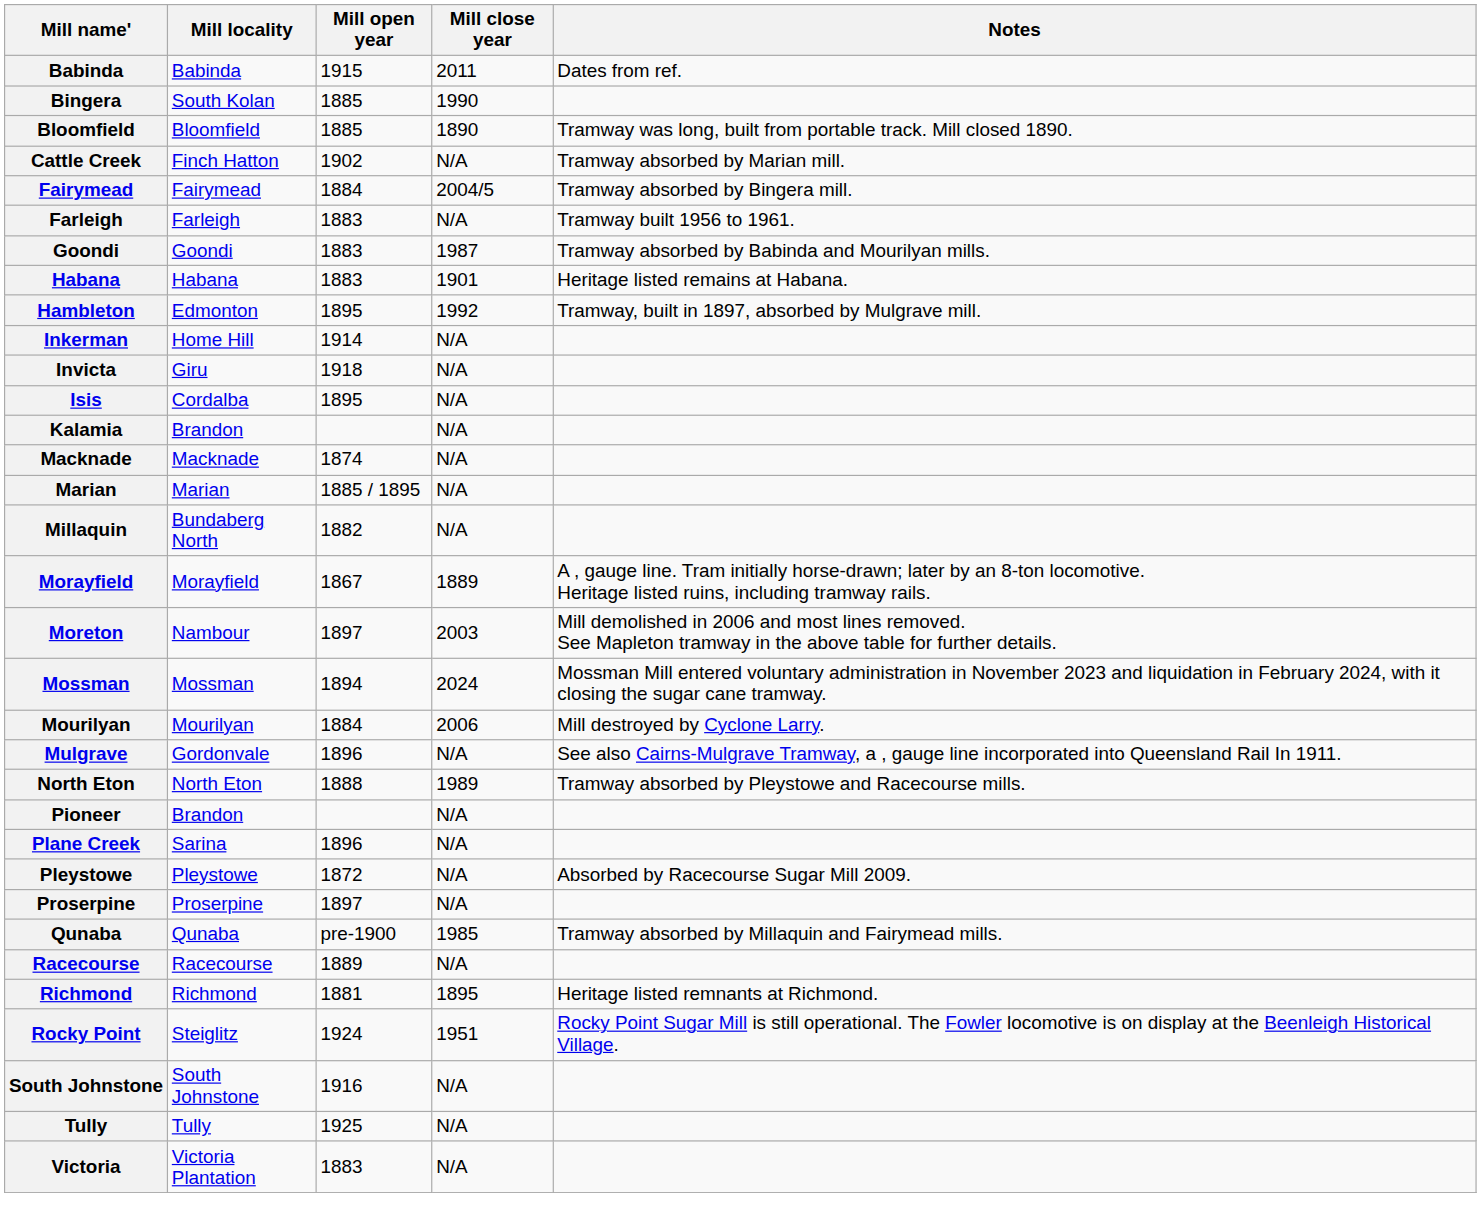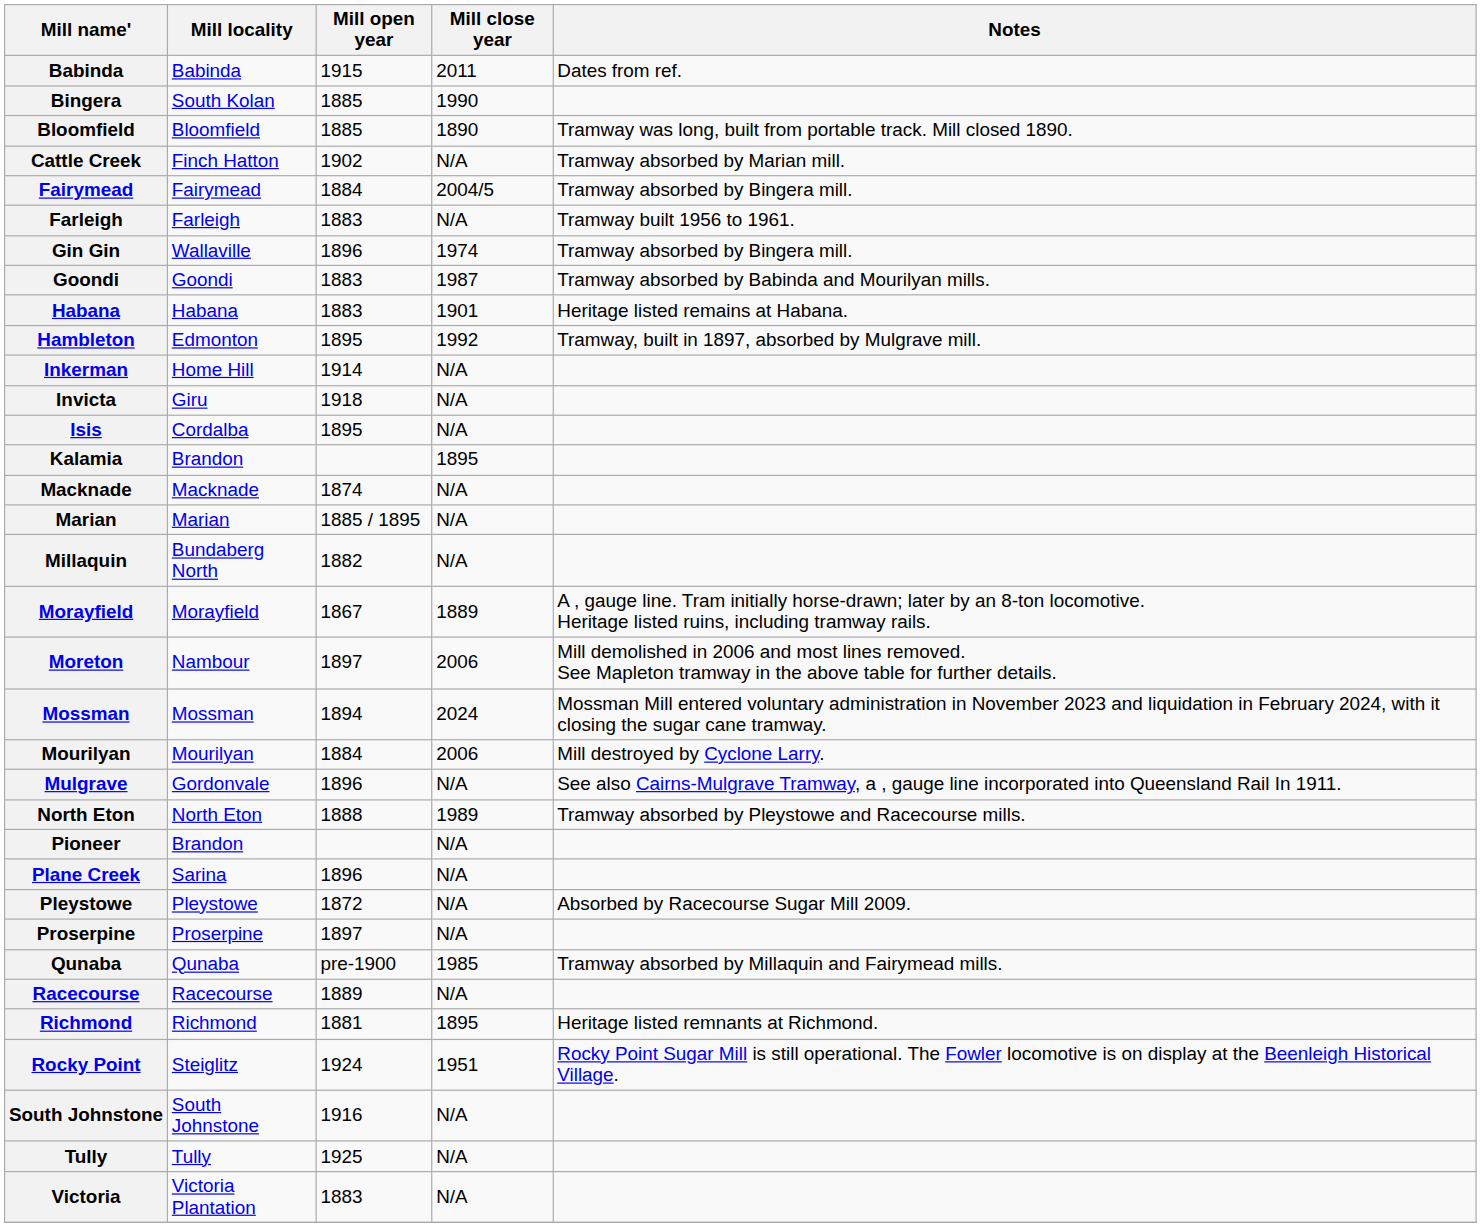+ row: (86, 250)
(452, 429) N/A -> (457, 459) 1895
(457, 632) 2003 -> (457, 662) 2006
